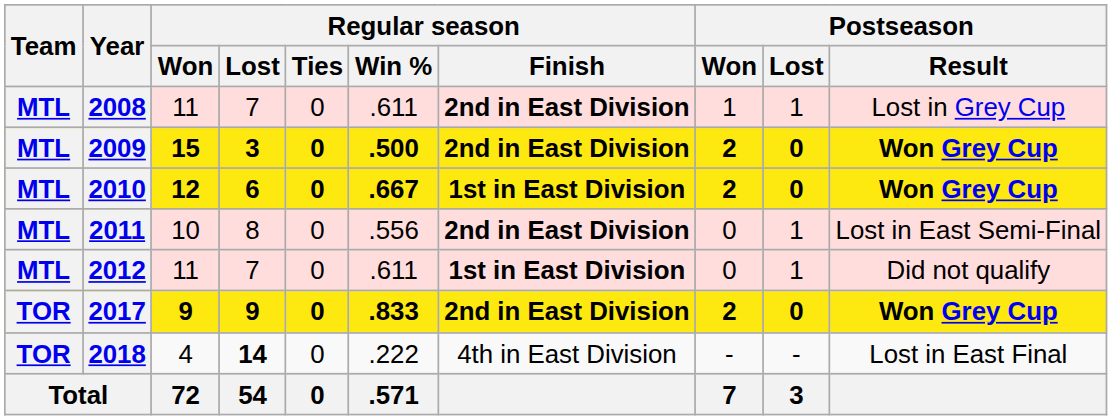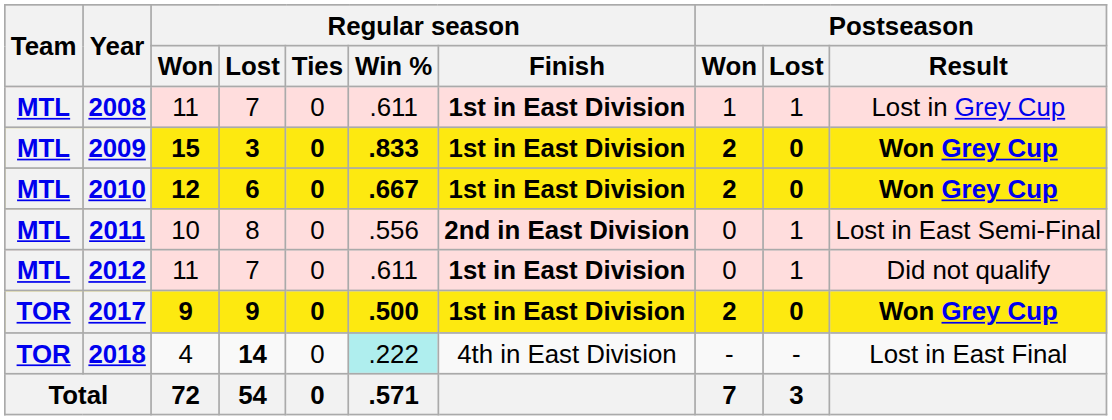(567, 107) 2nd in East Division -> (567, 107) 1st in East Division
(394, 148) .500 -> (394, 148) .833
(567, 148) 2nd in East Division -> (567, 148) 1st in East Division
(394, 312) .833 -> (394, 312) .500
(567, 312) 2nd in East Division -> (567, 312) 1st in East Division
(394, 353) no background -> (394, 353) paleturquoise background
